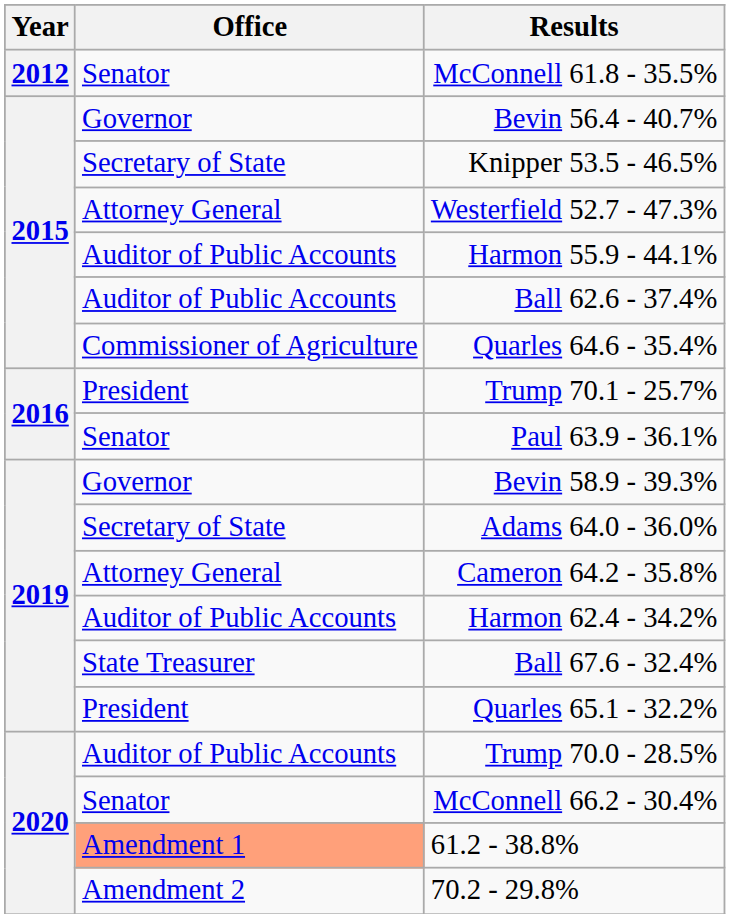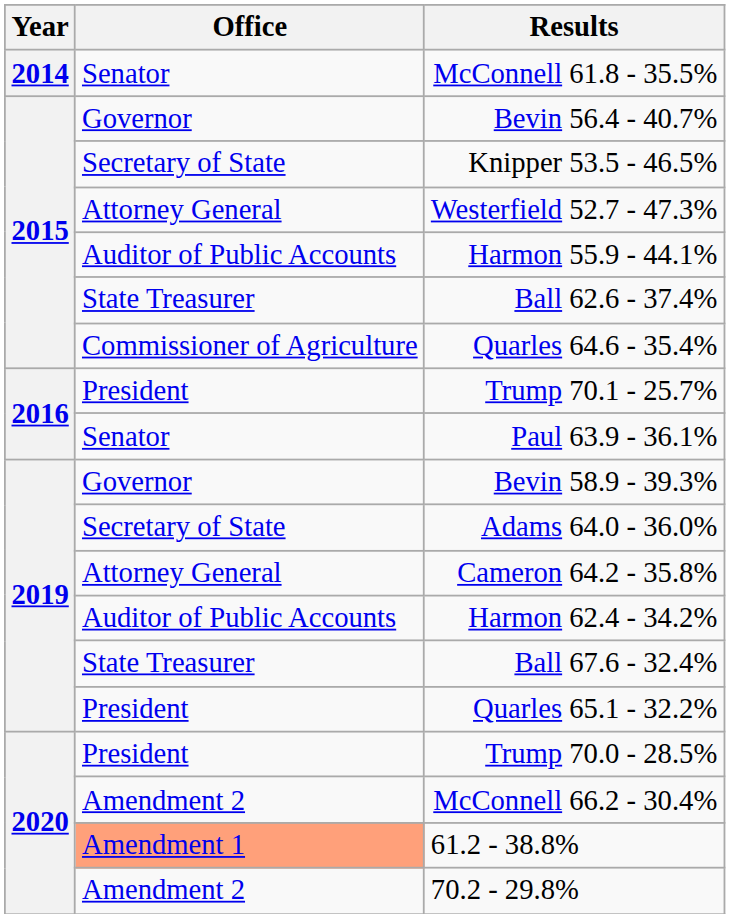(40, 72) 2012 -> (40, 72) 2014
(239, 299) Auditor of Public Accounts -> (168, 299) State Treasurer
(239, 753) Auditor of Public Accounts -> (135, 753) President
(126, 799) Senator -> (164, 799) Amendment 2
